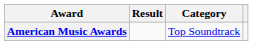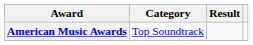columns swapped: (204, 13) <-> (147, 13)
